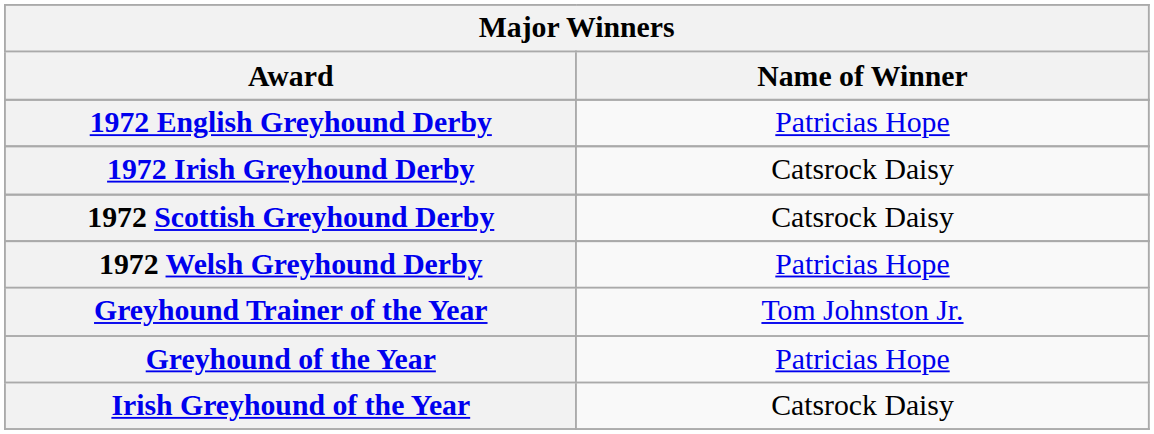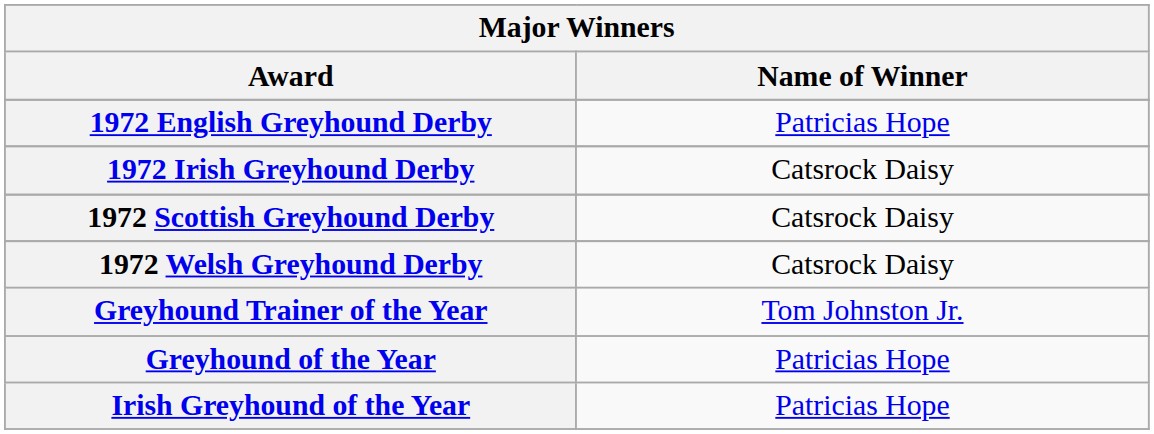(863, 264) Patricias Hope -> (862, 264) Catsrock Daisy
(862, 405) Catsrock Daisy -> (863, 405) Patricias Hope
